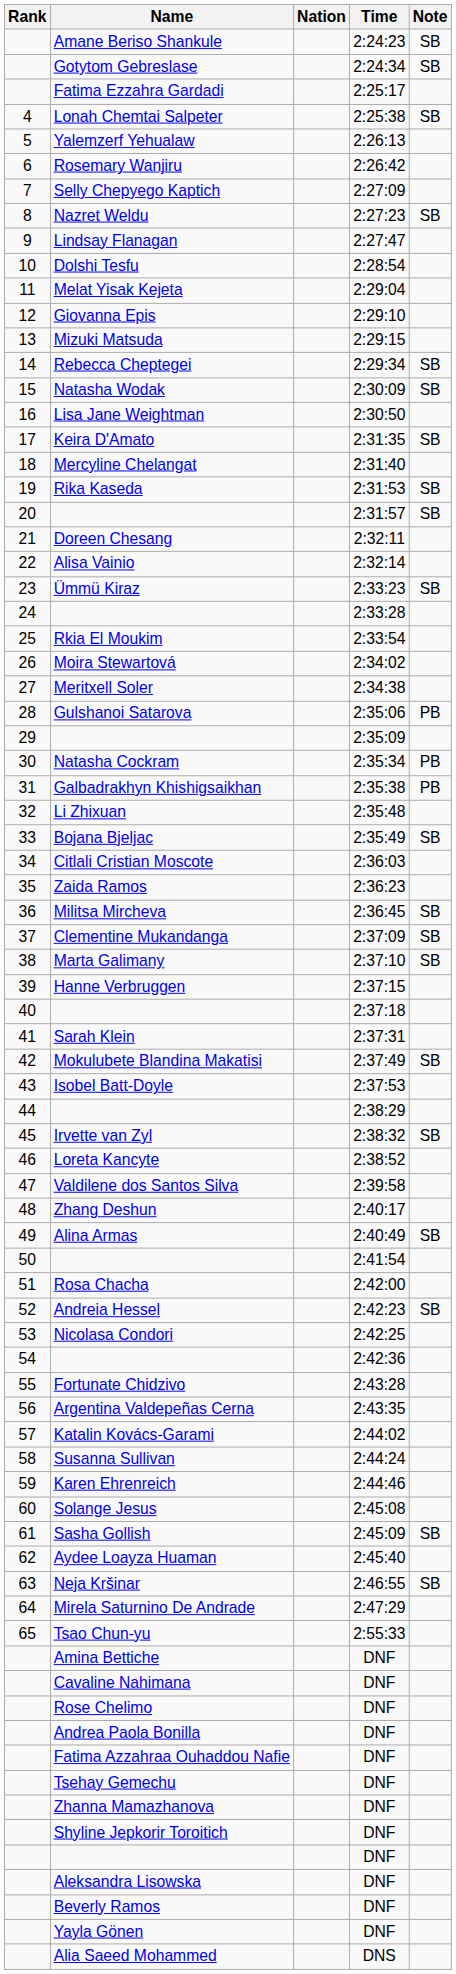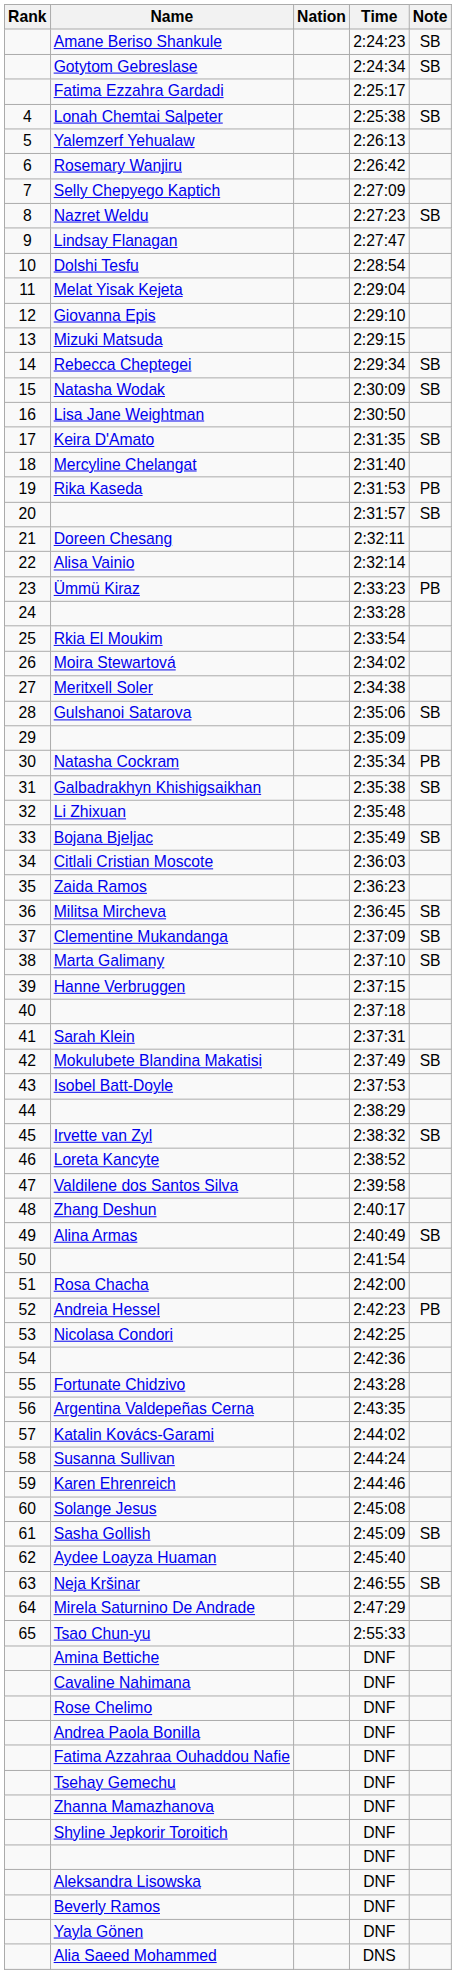(430, 489) SB -> (430, 489) PB
(430, 588) SB -> (430, 588) PB
(430, 713) PB -> (430, 713) SB
(430, 787) PB -> (430, 787) SB
(430, 1310) SB -> (430, 1310) PB
